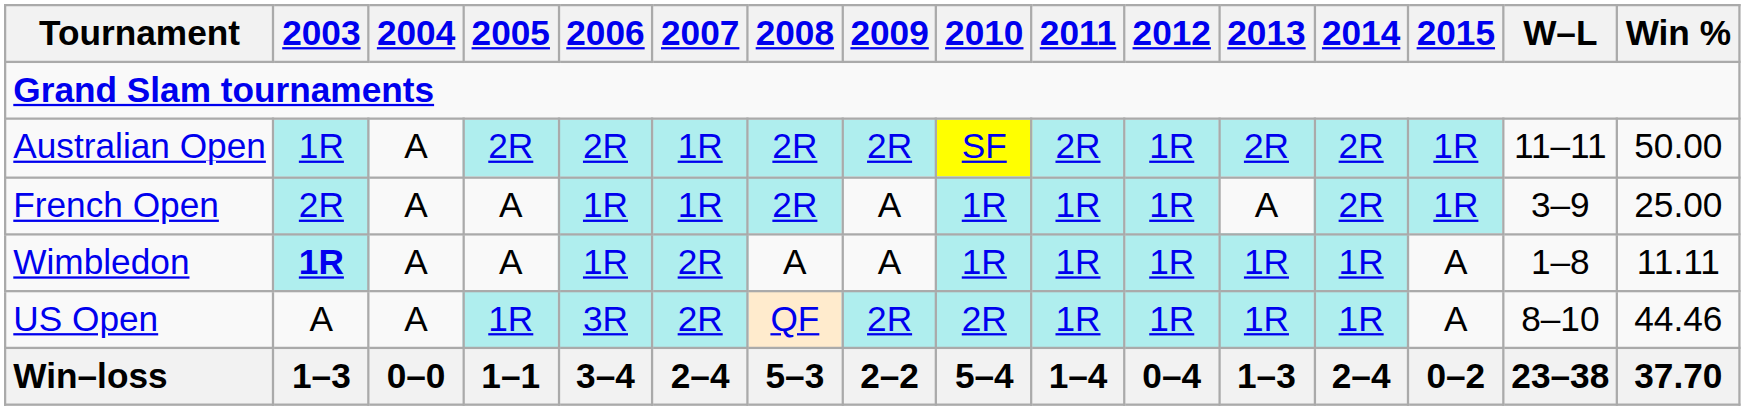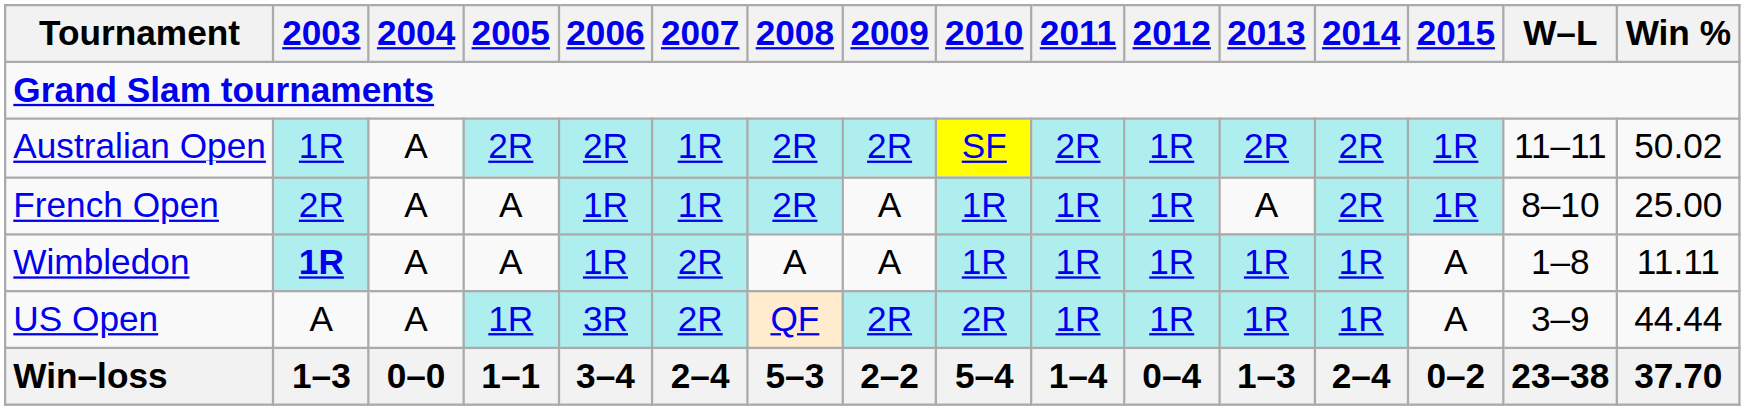(1678, 146) 50.00 -> (1678, 146) 50.02
(1560, 204) 3–9 -> (1560, 204) 8–10
(1560, 318) 8–10 -> (1560, 318) 3–9
(1678, 318) 44.46 -> (1678, 318) 44.44
